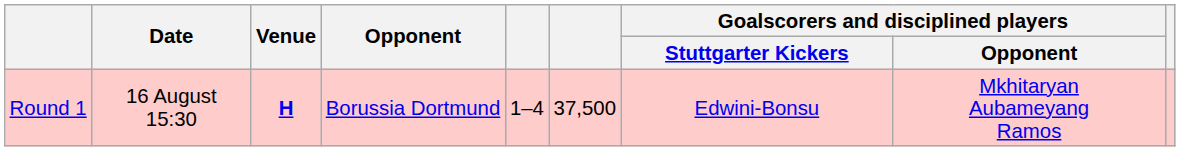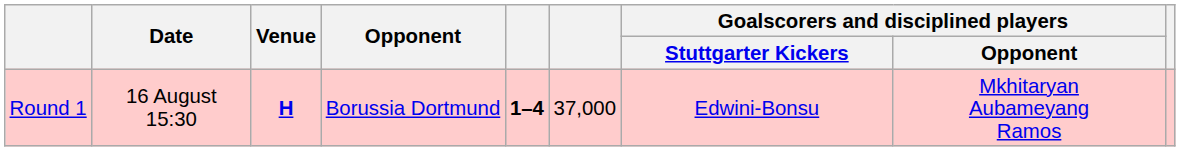(527, 107) normal -> (527, 107) bold
(585, 107) 37,500 -> (585, 107) 37,000
